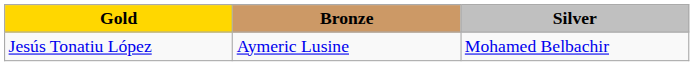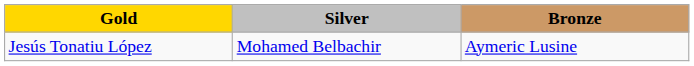columns swapped: (575, 18) <-> (347, 18)
